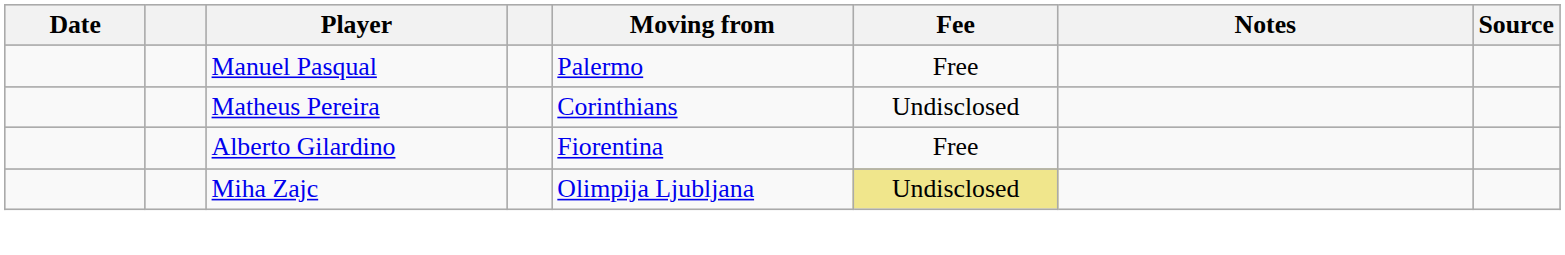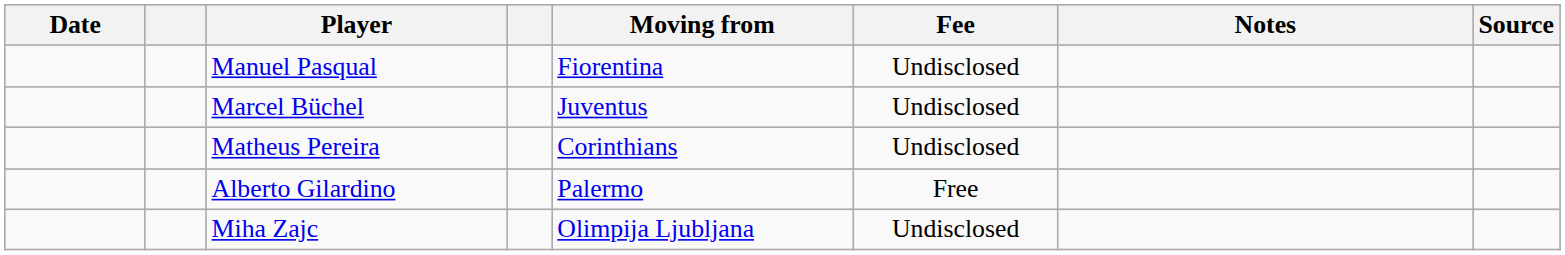(600, 65) Palermo -> (610, 65) Fiorentina
(956, 65) Free -> (956, 65) Undisclosed
+ row: (288, 106)
(610, 147) Fiorentina -> (600, 188) Palermo
(956, 188) khaki background -> (956, 229) no background
